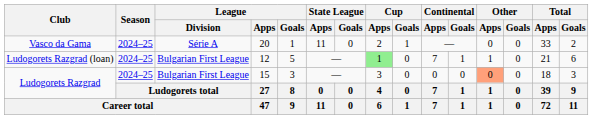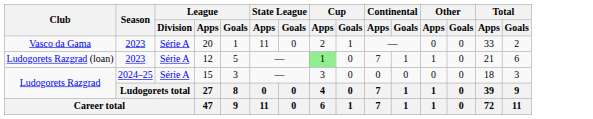(135, 43) 2024–25 -> (135, 43) 2023
(135, 59) 2024–25 -> (135, 59) 2023
(203, 59) Bulgarian First League -> (175, 59) Série A
(203, 75) Bulgarian First League -> (175, 75) Série A
(490, 75) lightsalmon background -> (433, 75) no background
